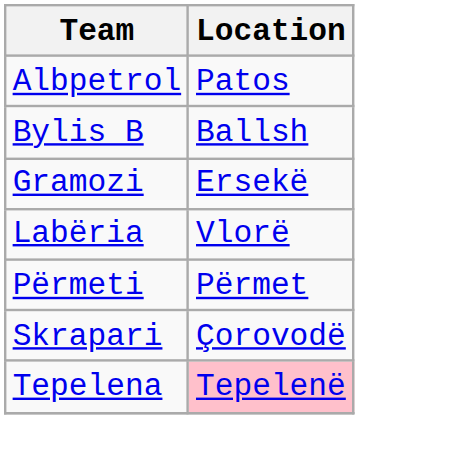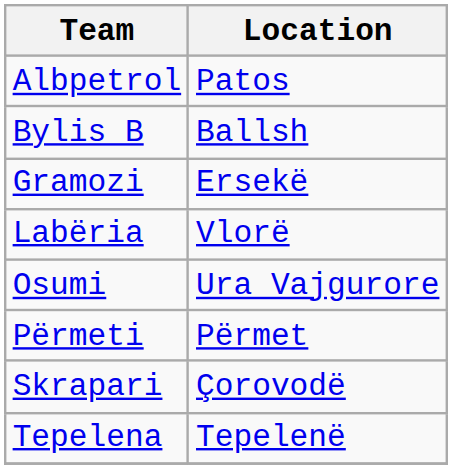+ row: (59, 285)
(271, 387) pink background -> (271, 437) no background
